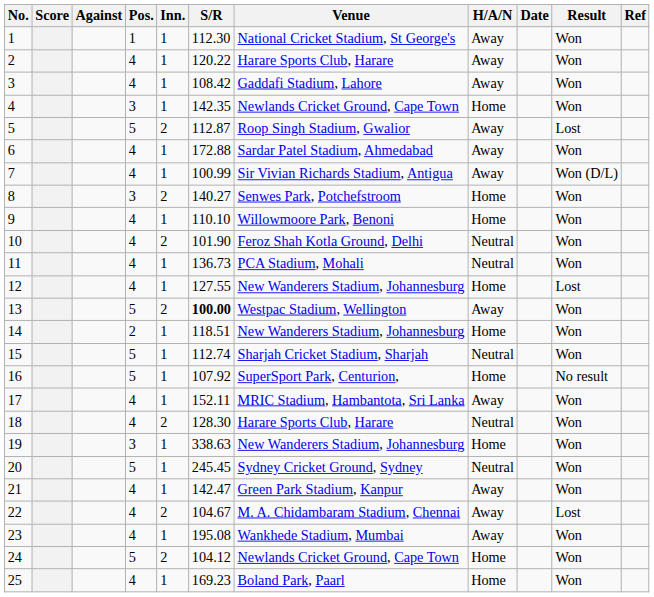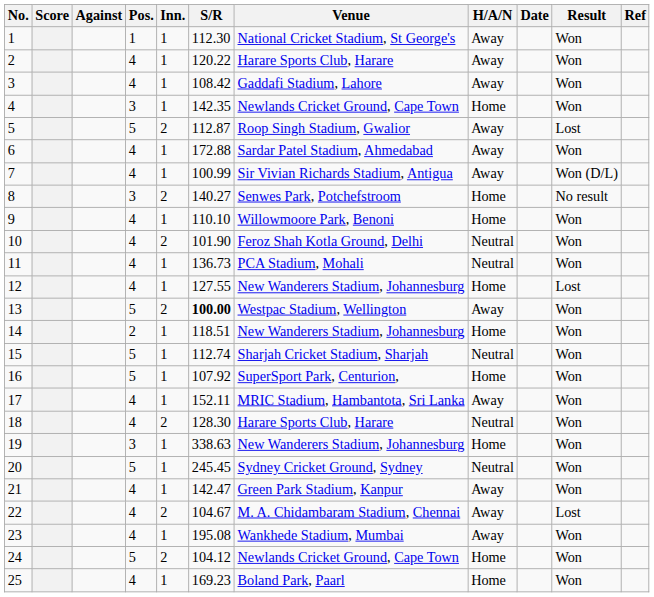(569, 196) Won -> (582, 196) No result
(582, 377) No result -> (569, 377) Won
